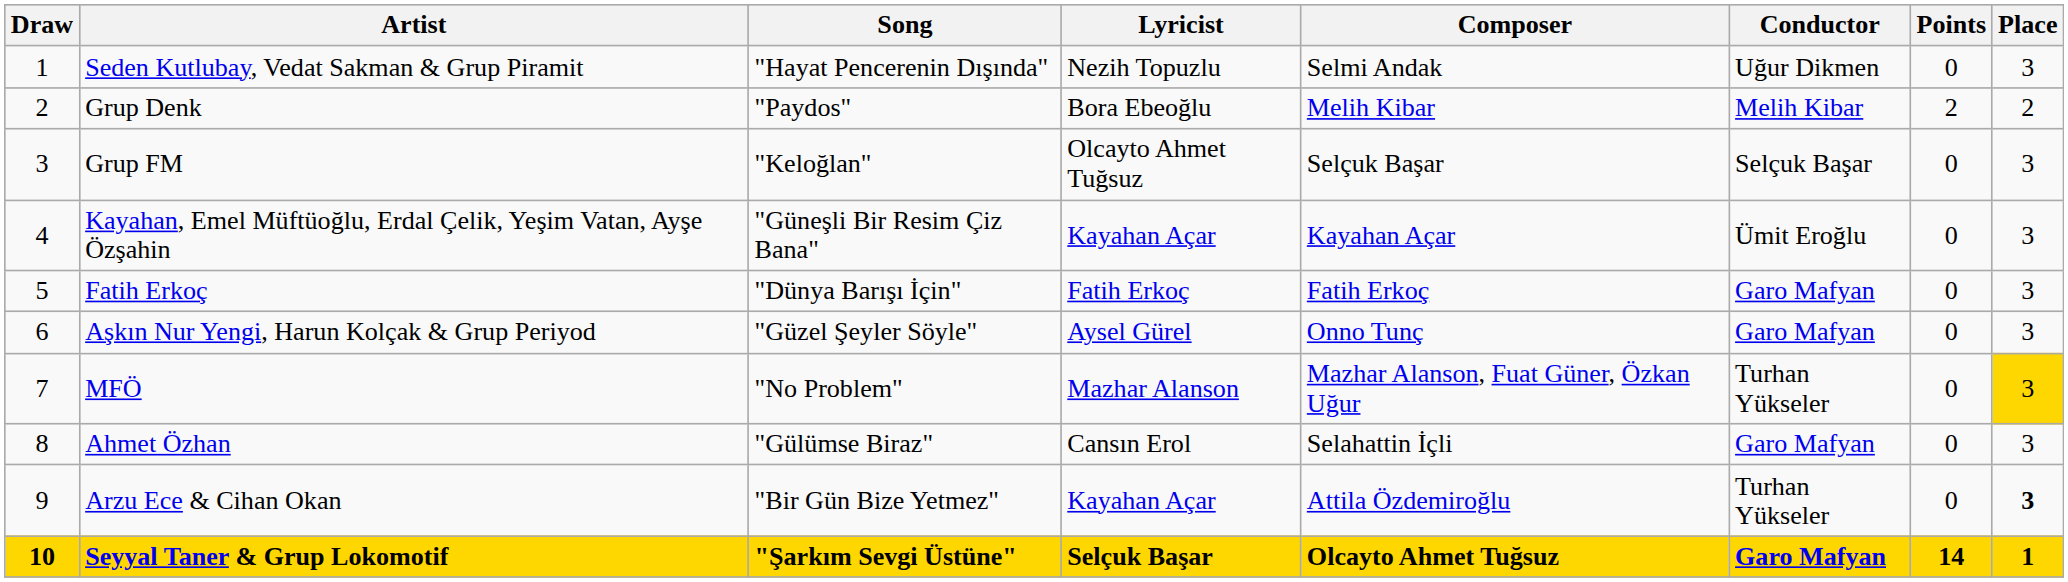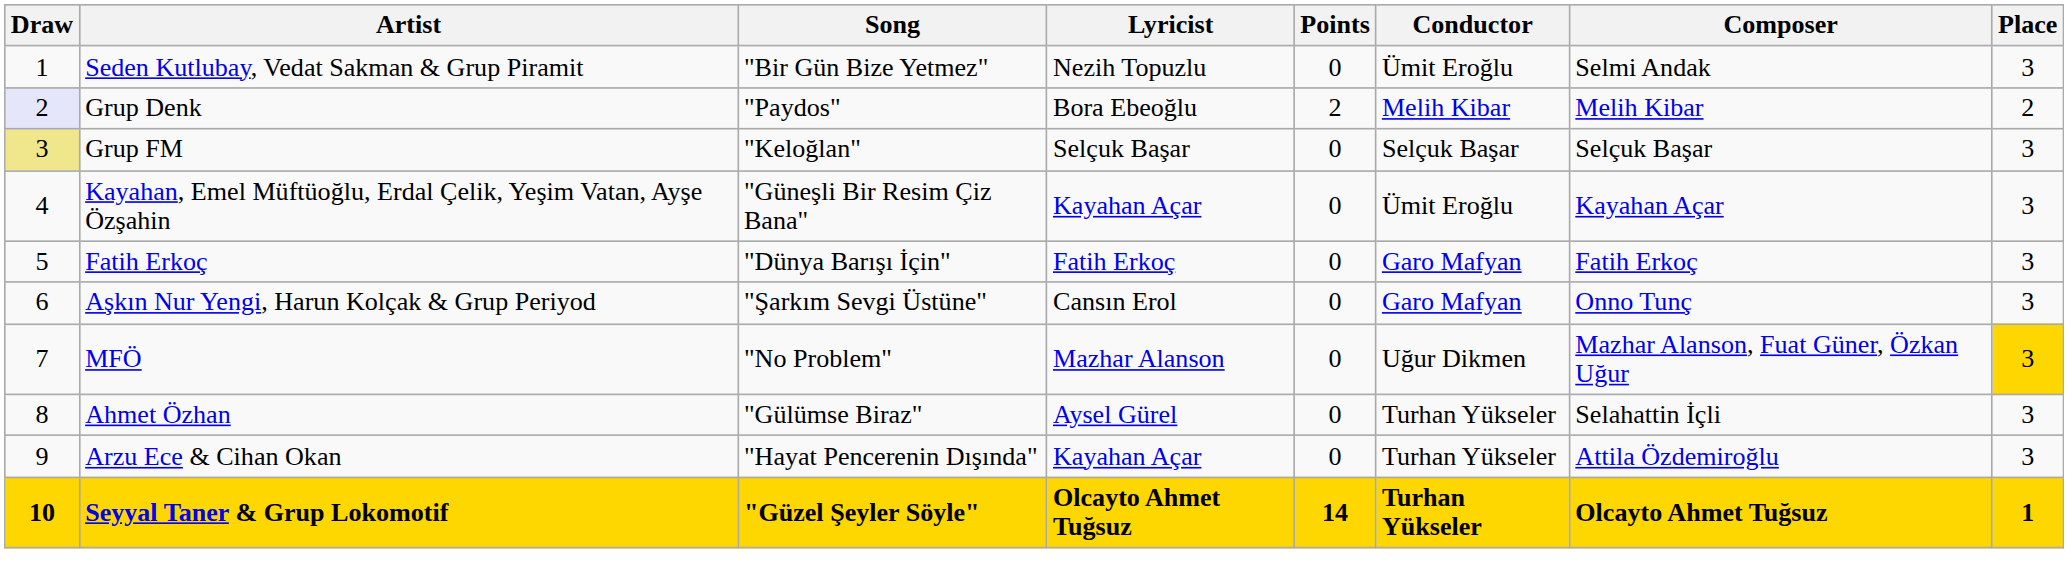columns swapped: (1515, 25) <-> (1951, 25)
(901, 66) "Hayat Pencerenin Dışında" -> (866, 66) "Bir Gün Bize Yetmez"
(1807, 66) Uğur Dikmen -> (1447, 66) Ümit Eroğlu
(42, 107) no background -> (42, 107) lavender background
(42, 163) no background -> (42, 149) khaki background
(1147, 163) Olcayto Ahmet Tuğsuz -> (1121, 149) Selçuk Başar
(866, 332) "Güzel Şeyler Söyle" -> (865, 302) "Şarkım Sevgi Üstüne"
(1129, 332) Aysel Gürel -> (1115, 302) Cansın Erol
(1782, 388) Turhan Yükseler -> (1454, 358) Uğur Dikmen
(1129, 444) Cansın Erol -> (1115, 414) Aysel Gürel
(1805, 444) Garo Mafyan -> (1469, 414) Turhan Yükseler
(877, 500) "Bir Gün Bize Yetmez" -> (891, 456) "Hayat Pencerenin Dışında"
(2028, 500) bold -> (2028, 456) normal
(886, 556) "Şarkım Sevgi Üstüne" -> (862, 512) "Güzel Şeyler Söyle"
(1140, 556) Selçuk Başar -> (1137, 512) Olcayto Ahmet Tuğsuz
(1811, 556) Garo Mafyan -> (1432, 512) Turhan Yükseler
